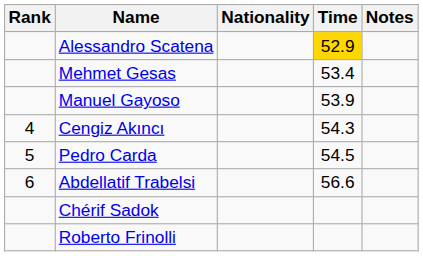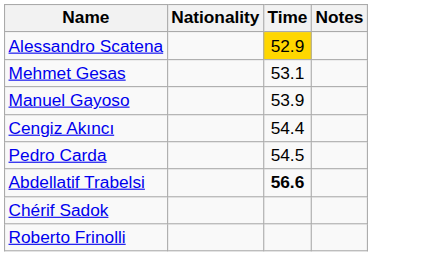- column: (30, 18)
(338, 73) 53.4 -> (287, 73) 53.1
(338, 127) 54.3 -> (287, 127) 54.4
(338, 182) normal -> (287, 182) bold
